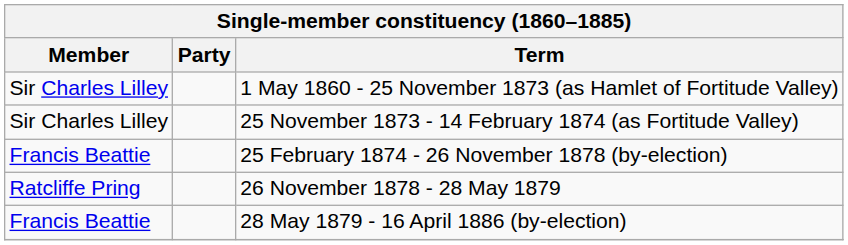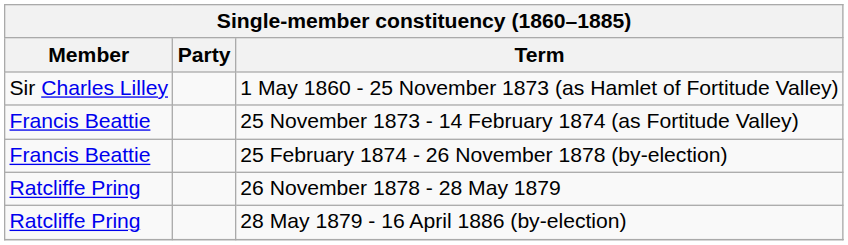(89, 121) Sir Charles Lilley -> (80, 121) Francis Beattie
(80, 222) Francis Beattie -> (75, 222) Ratcliffe Pring
